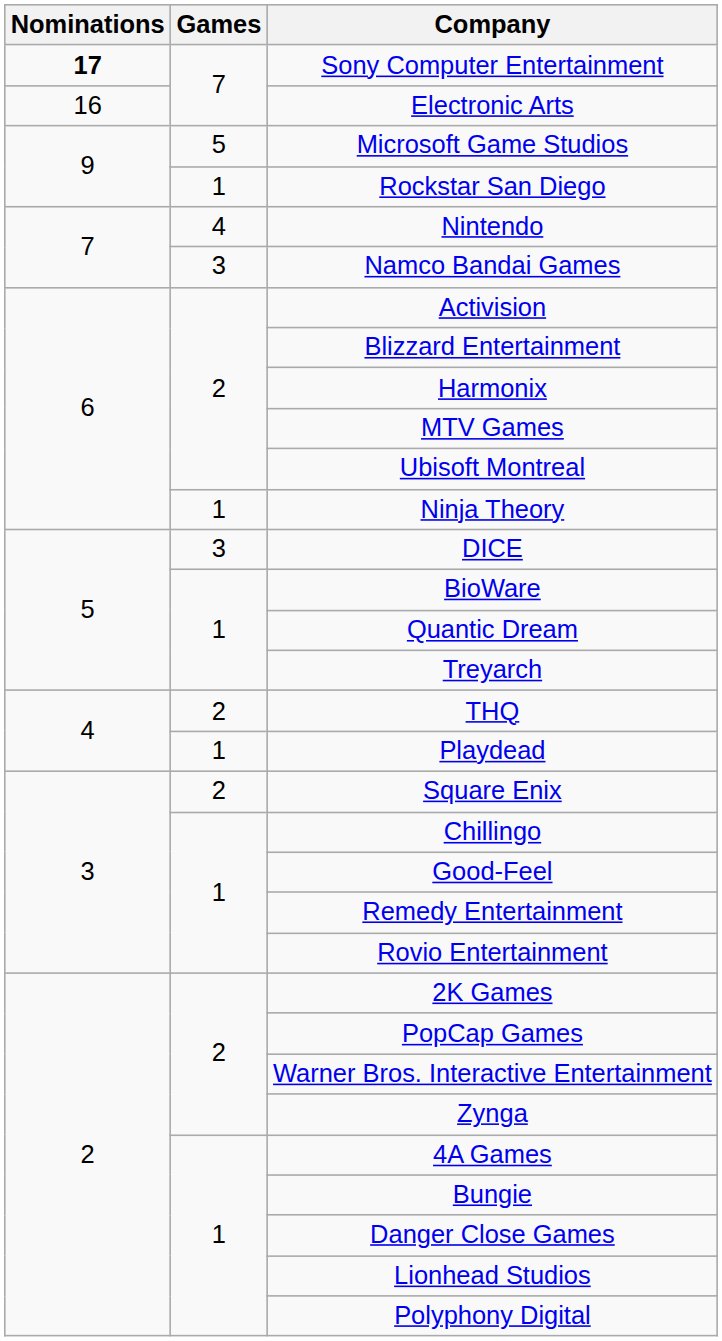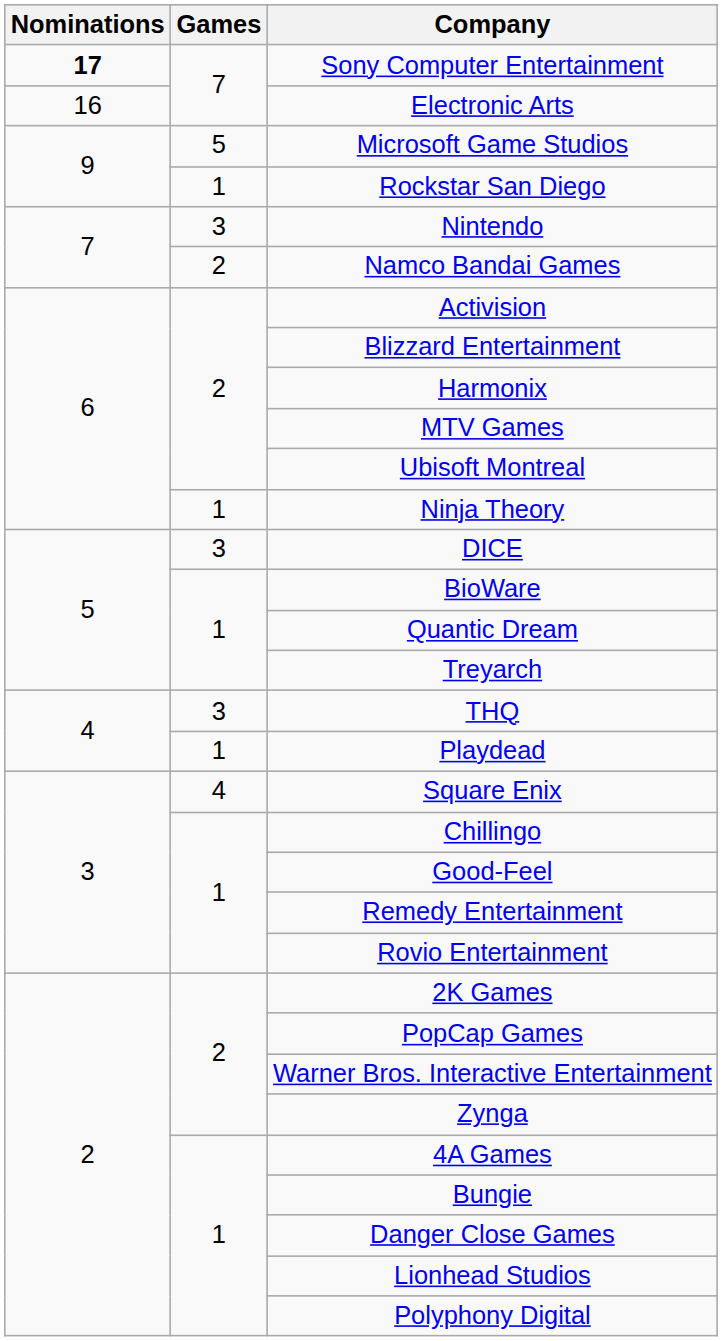(219, 226) 4 -> (219, 226) 3
(219, 266) 3 -> (219, 266) 2
(219, 710) 2 -> (219, 710) 3
(219, 791) 2 -> (219, 791) 4
